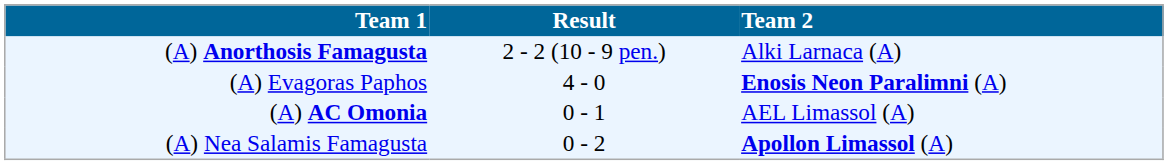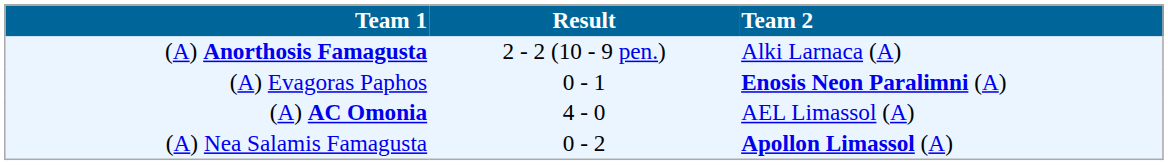(584, 81) 4 - 0 -> (584, 81) 0 - 1
(584, 112) 0 - 1 -> (584, 112) 4 - 0
